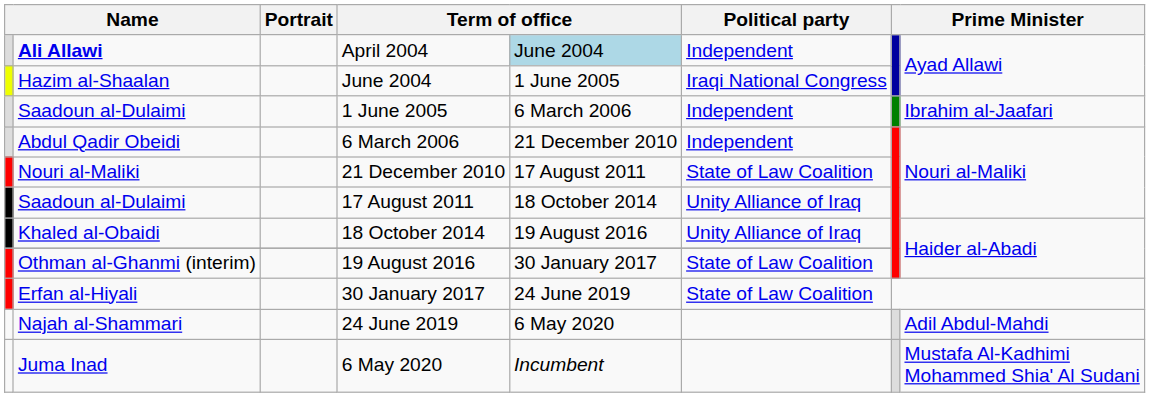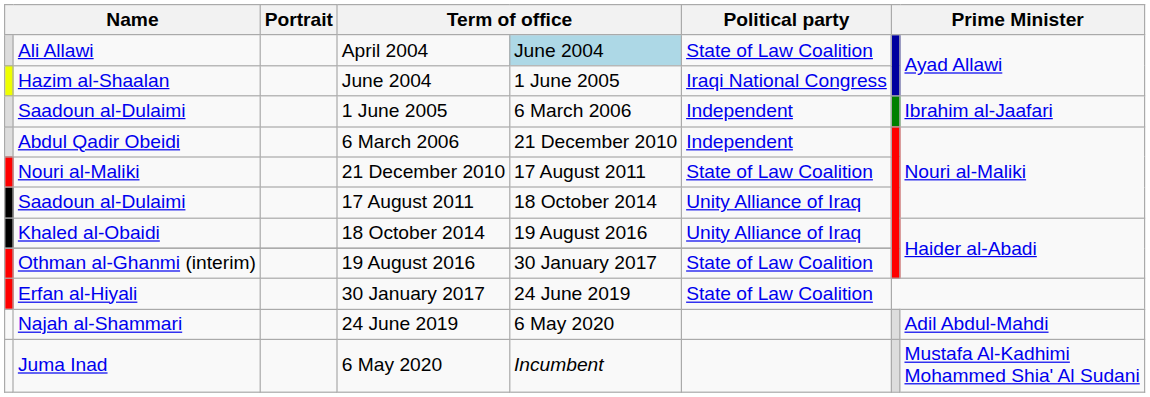(60, 50) bold -> (56, 50) normal
(740, 50) Independent -> (780, 50) State of Law Coalition
